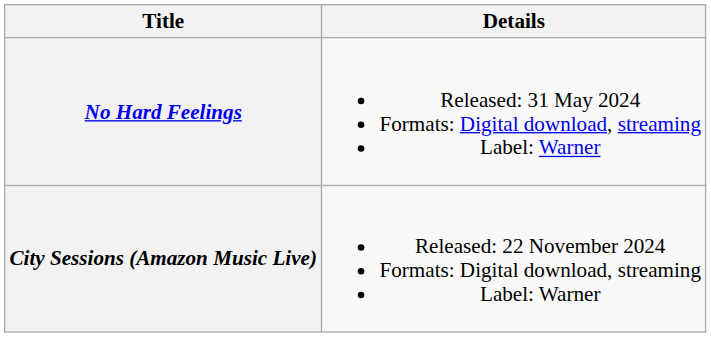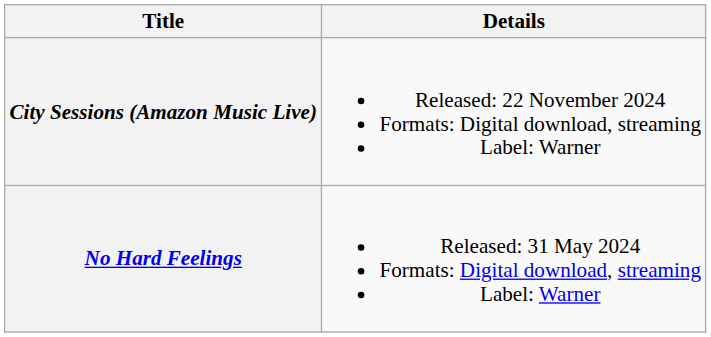rows swapped: (163, 111) <-> (163, 258)
